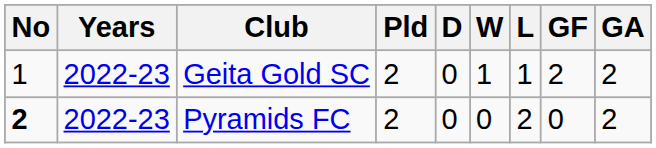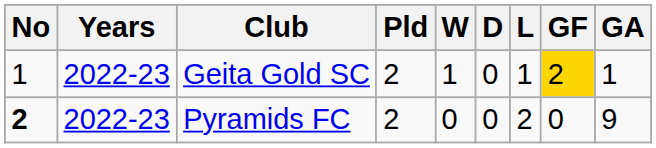columns swapped: (490, 27) <-> (452, 27)
(556, 73) no background -> (556, 73) gold background
(609, 73) 2 -> (609, 73) 1
(609, 119) 2 -> (609, 119) 9
